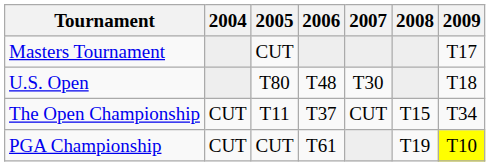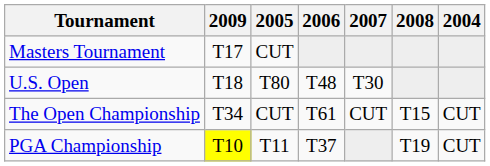columns swapped: (228, 20) <-> (462, 20)
(275, 114) T11 -> (275, 114) CUT
(321, 114) T37 -> (321, 114) T61
(275, 145) CUT -> (275, 145) T11
(321, 145) T61 -> (321, 145) T37
